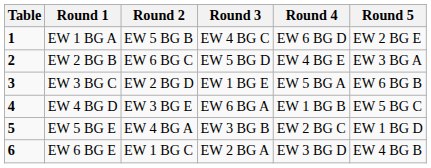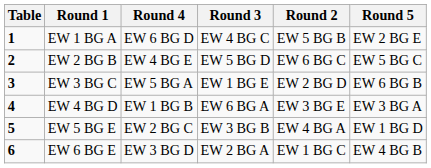columns swapped: (159, 15) <-> (312, 15)
(388, 60) EW 3 BG A -> (388, 60) EW 5 BG C
(388, 106) EW 5 BG C -> (388, 106) EW 3 BG A
